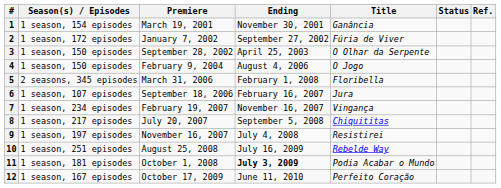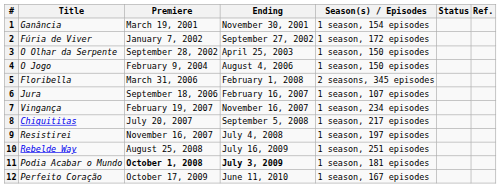columns swapped: (384, 11) <-> (79, 11)
(180, 163) normal -> (164, 163) bold
